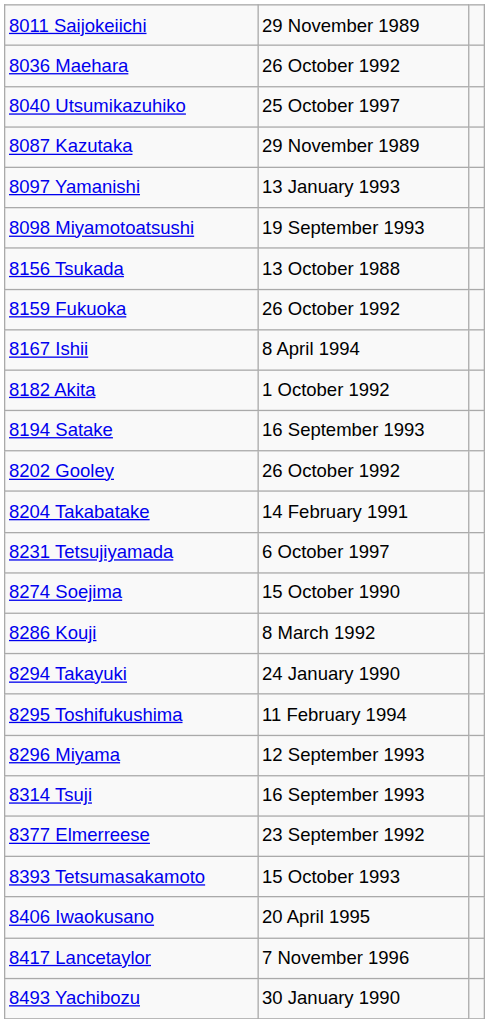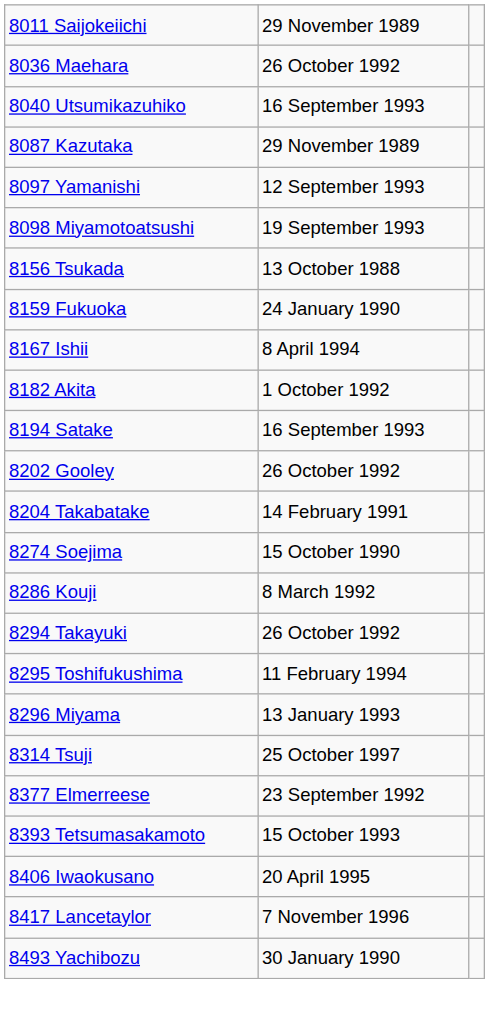(331, 106) 25 October 1997 -> (343, 106) 16 September 1993
(331, 187) 13 January 1993 -> (343, 187) 12 September 1993
(331, 308) 26 October 1992 -> (331, 308) 24 January 1990
- row: (91, 552)
(331, 673) 24 January 1990 -> (331, 633) 26 October 1992
(343, 754) 12 September 1993 -> (331, 714) 13 January 1993
(343, 795) 16 September 1993 -> (331, 754) 25 October 1997
